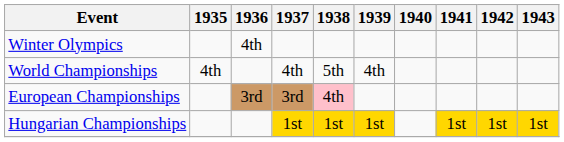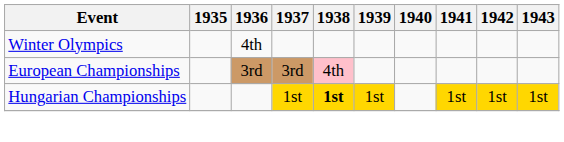- row: (83, 70)
(333, 123) normal -> (333, 96) bold
